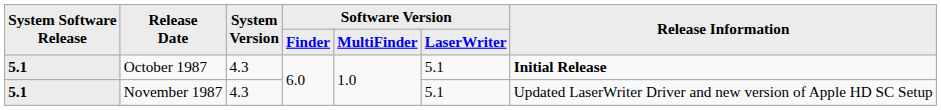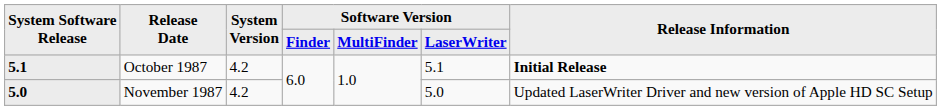(239, 66) 4.3 -> (239, 66) 4.2
(18, 92) 5.1 -> (18, 92) 5.0
(239, 92) 4.3 -> (239, 92) 4.2
(434, 92) 5.1 -> (434, 92) 5.0
